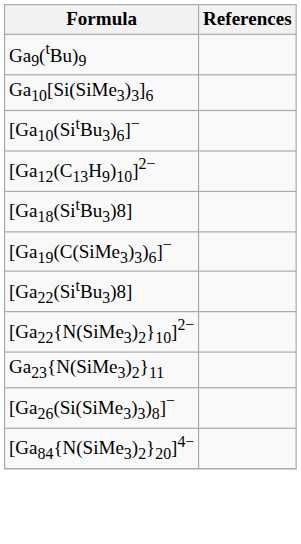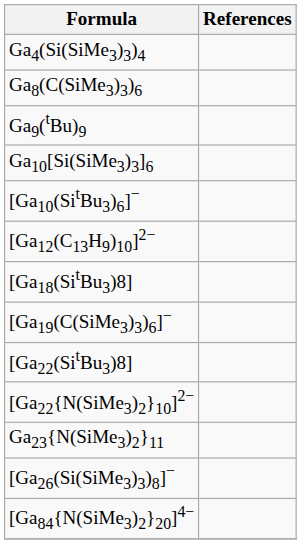+ row: (77, 52)
+ row: (76, 87)
